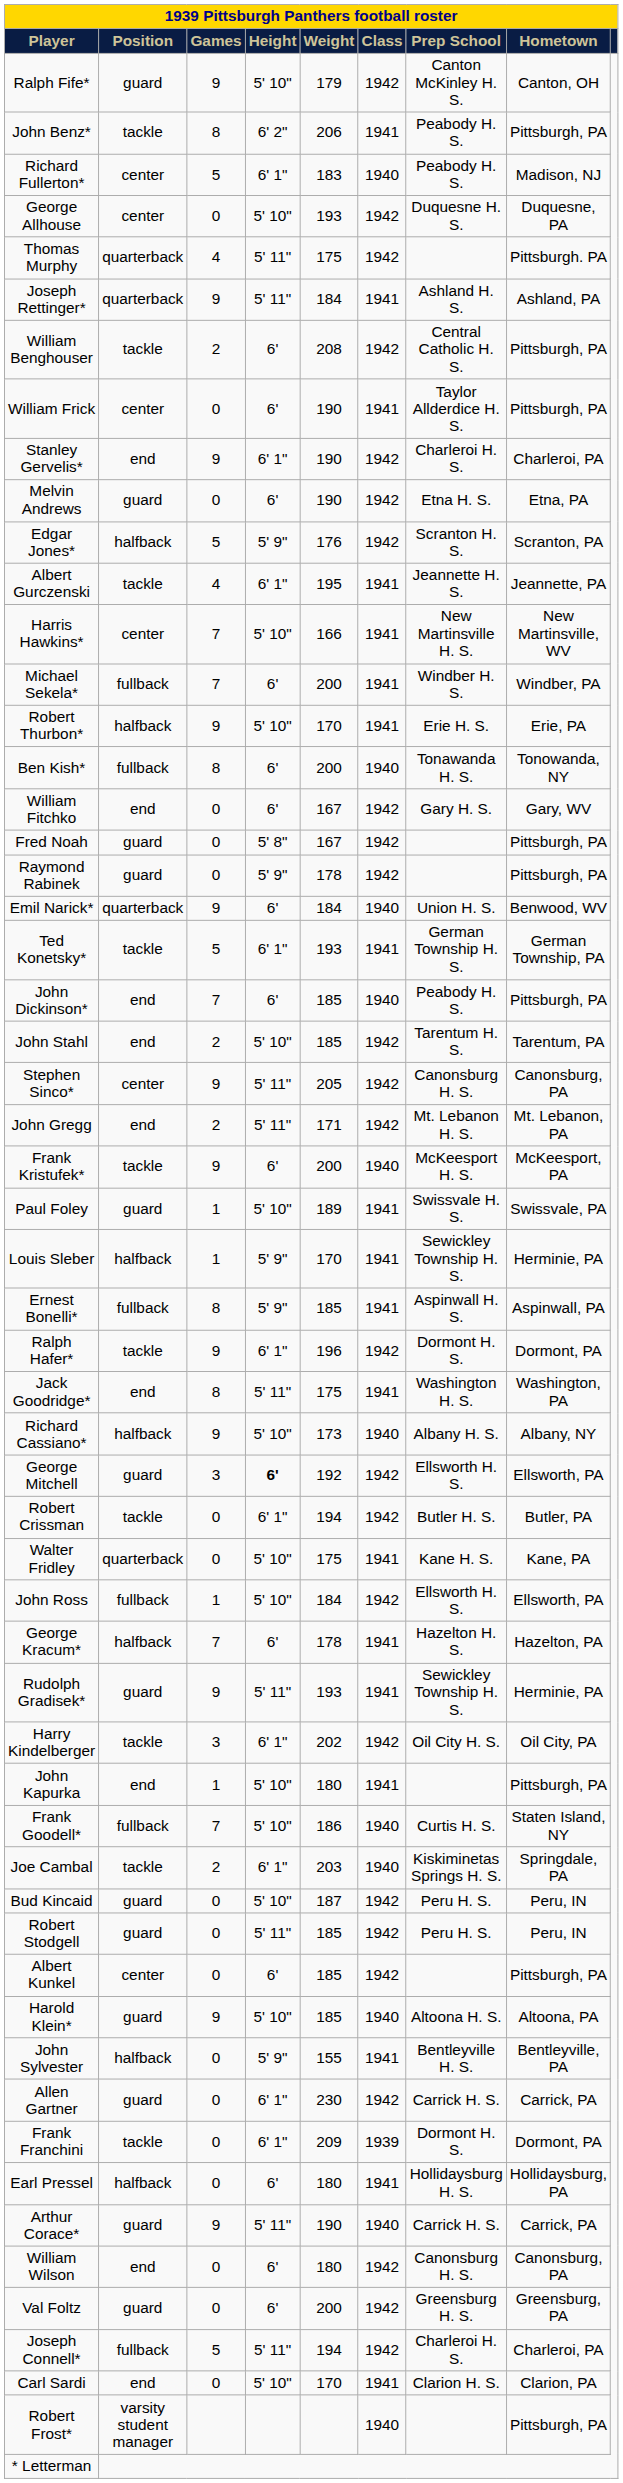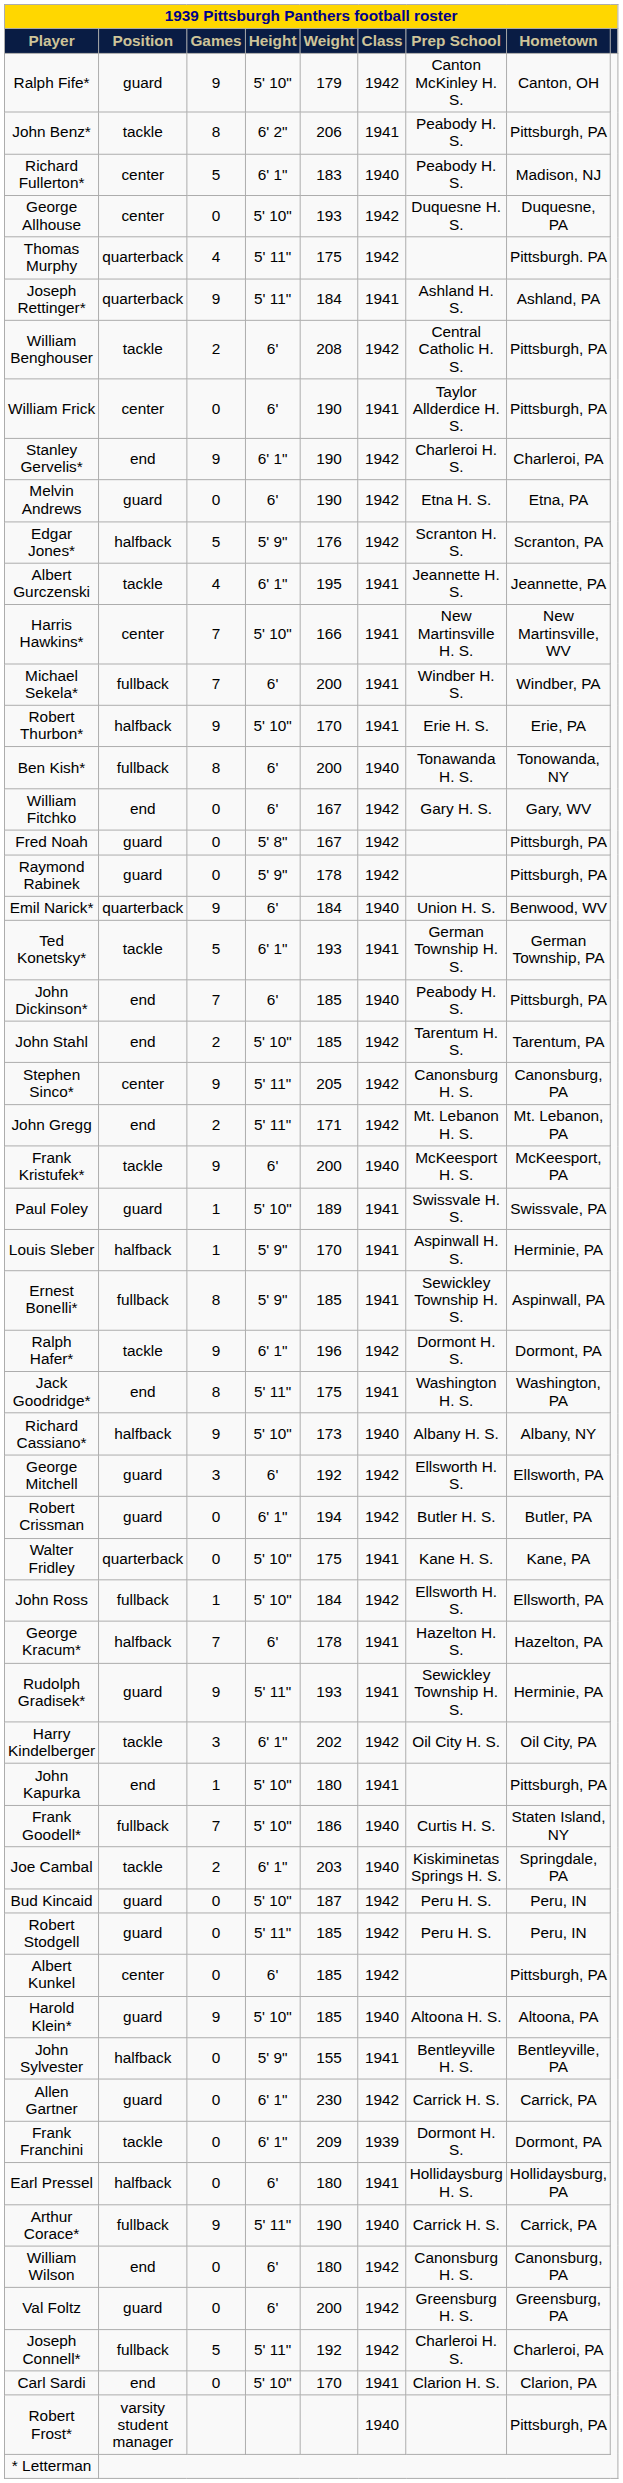(456, 1258) Sewickley Township H. S. -> (456, 1250) Aspinwall H. S.
(456, 1309) Aspinwall H. S. -> (456, 1300) Sewickley Township H. S.
(273, 1475) bold -> (273, 1475) normal
(143, 1517) tackle -> (143, 1517) guard
(143, 2225) guard -> (143, 2225) fullback
(329, 2350) 194 -> (329, 2350) 192
